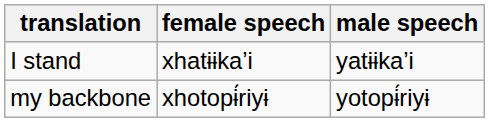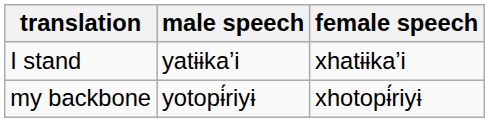columns swapped: (244, 23) <-> (407, 23)
